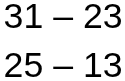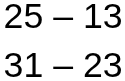rows swapped: (63, 16) <-> (63, 65)
